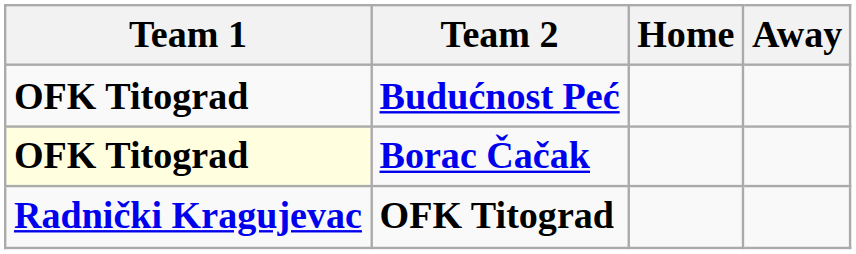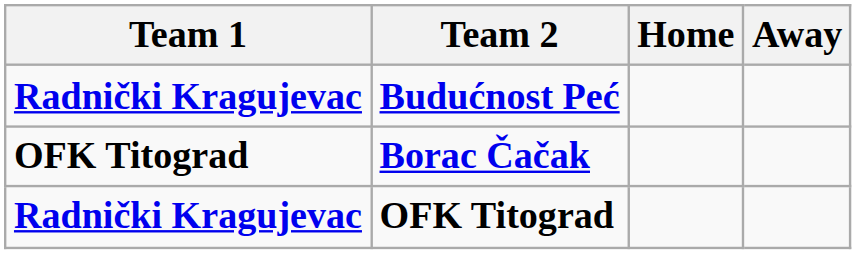(131, 95) OFK Titograd -> (188, 95) Radnički Kragujevac
(131, 155) lightyellow background -> (131, 155) no background
